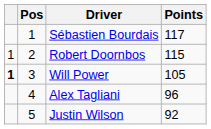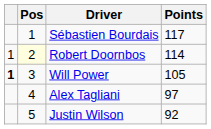(32, 55) no background -> (32, 55) lightyellow background
(174, 55) 115 -> (174, 55) 114
(171, 94) 96 -> (171, 94) 97
